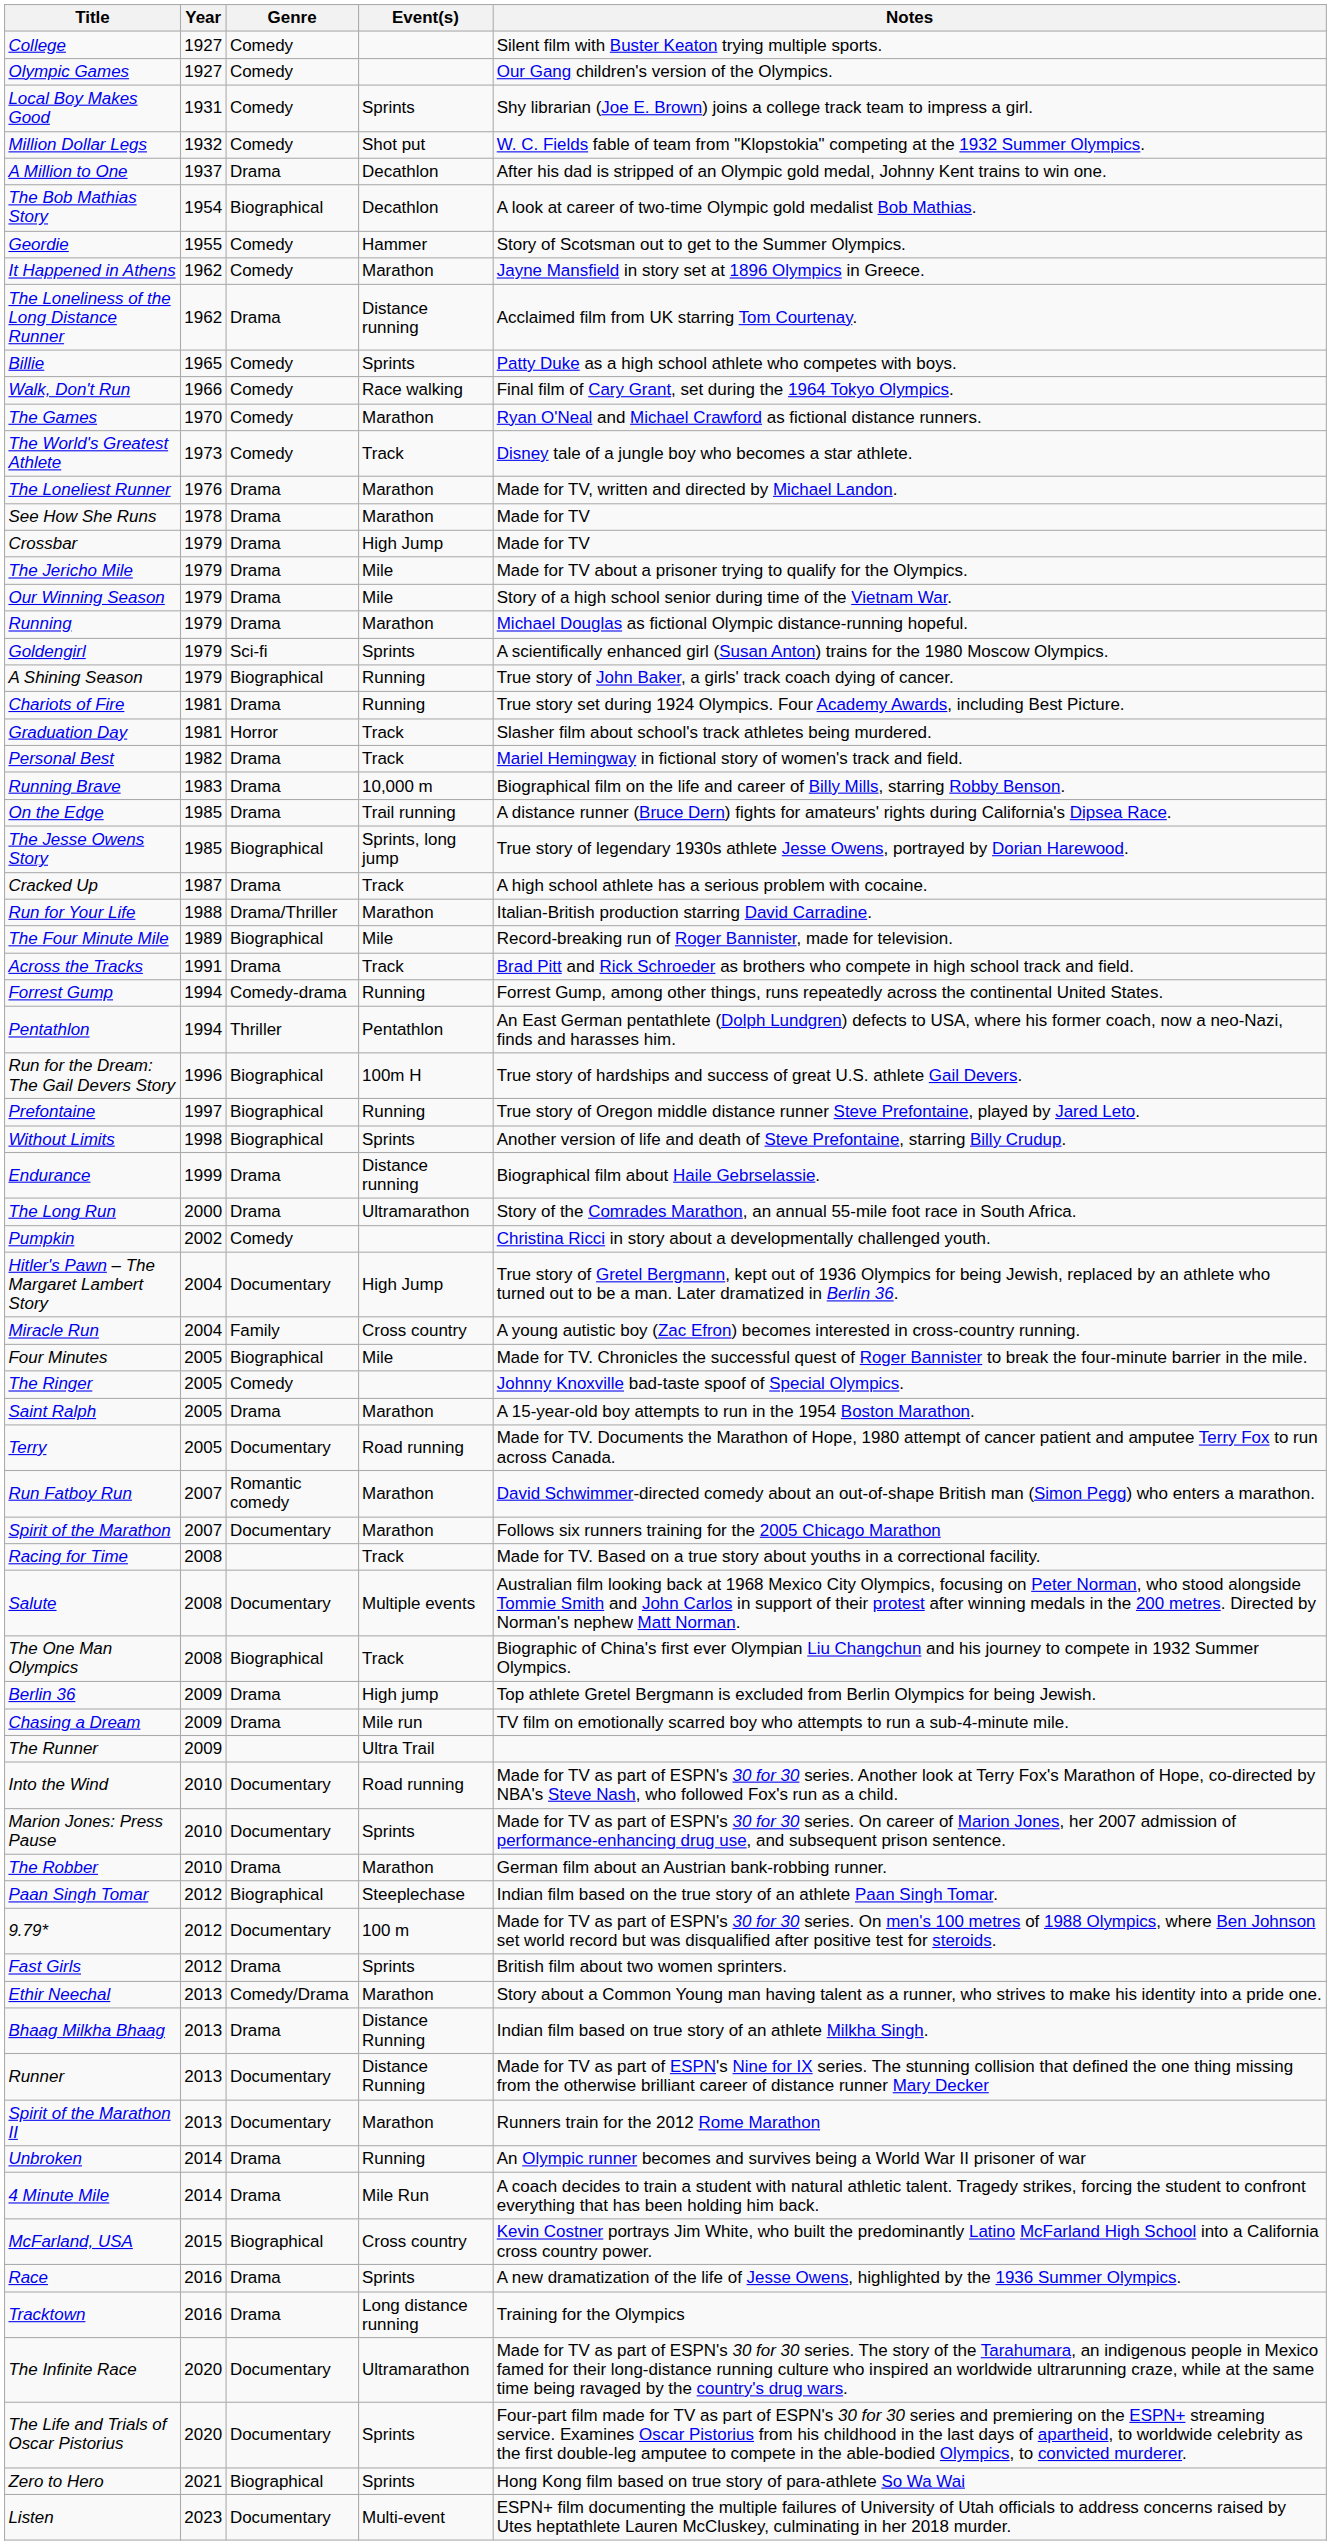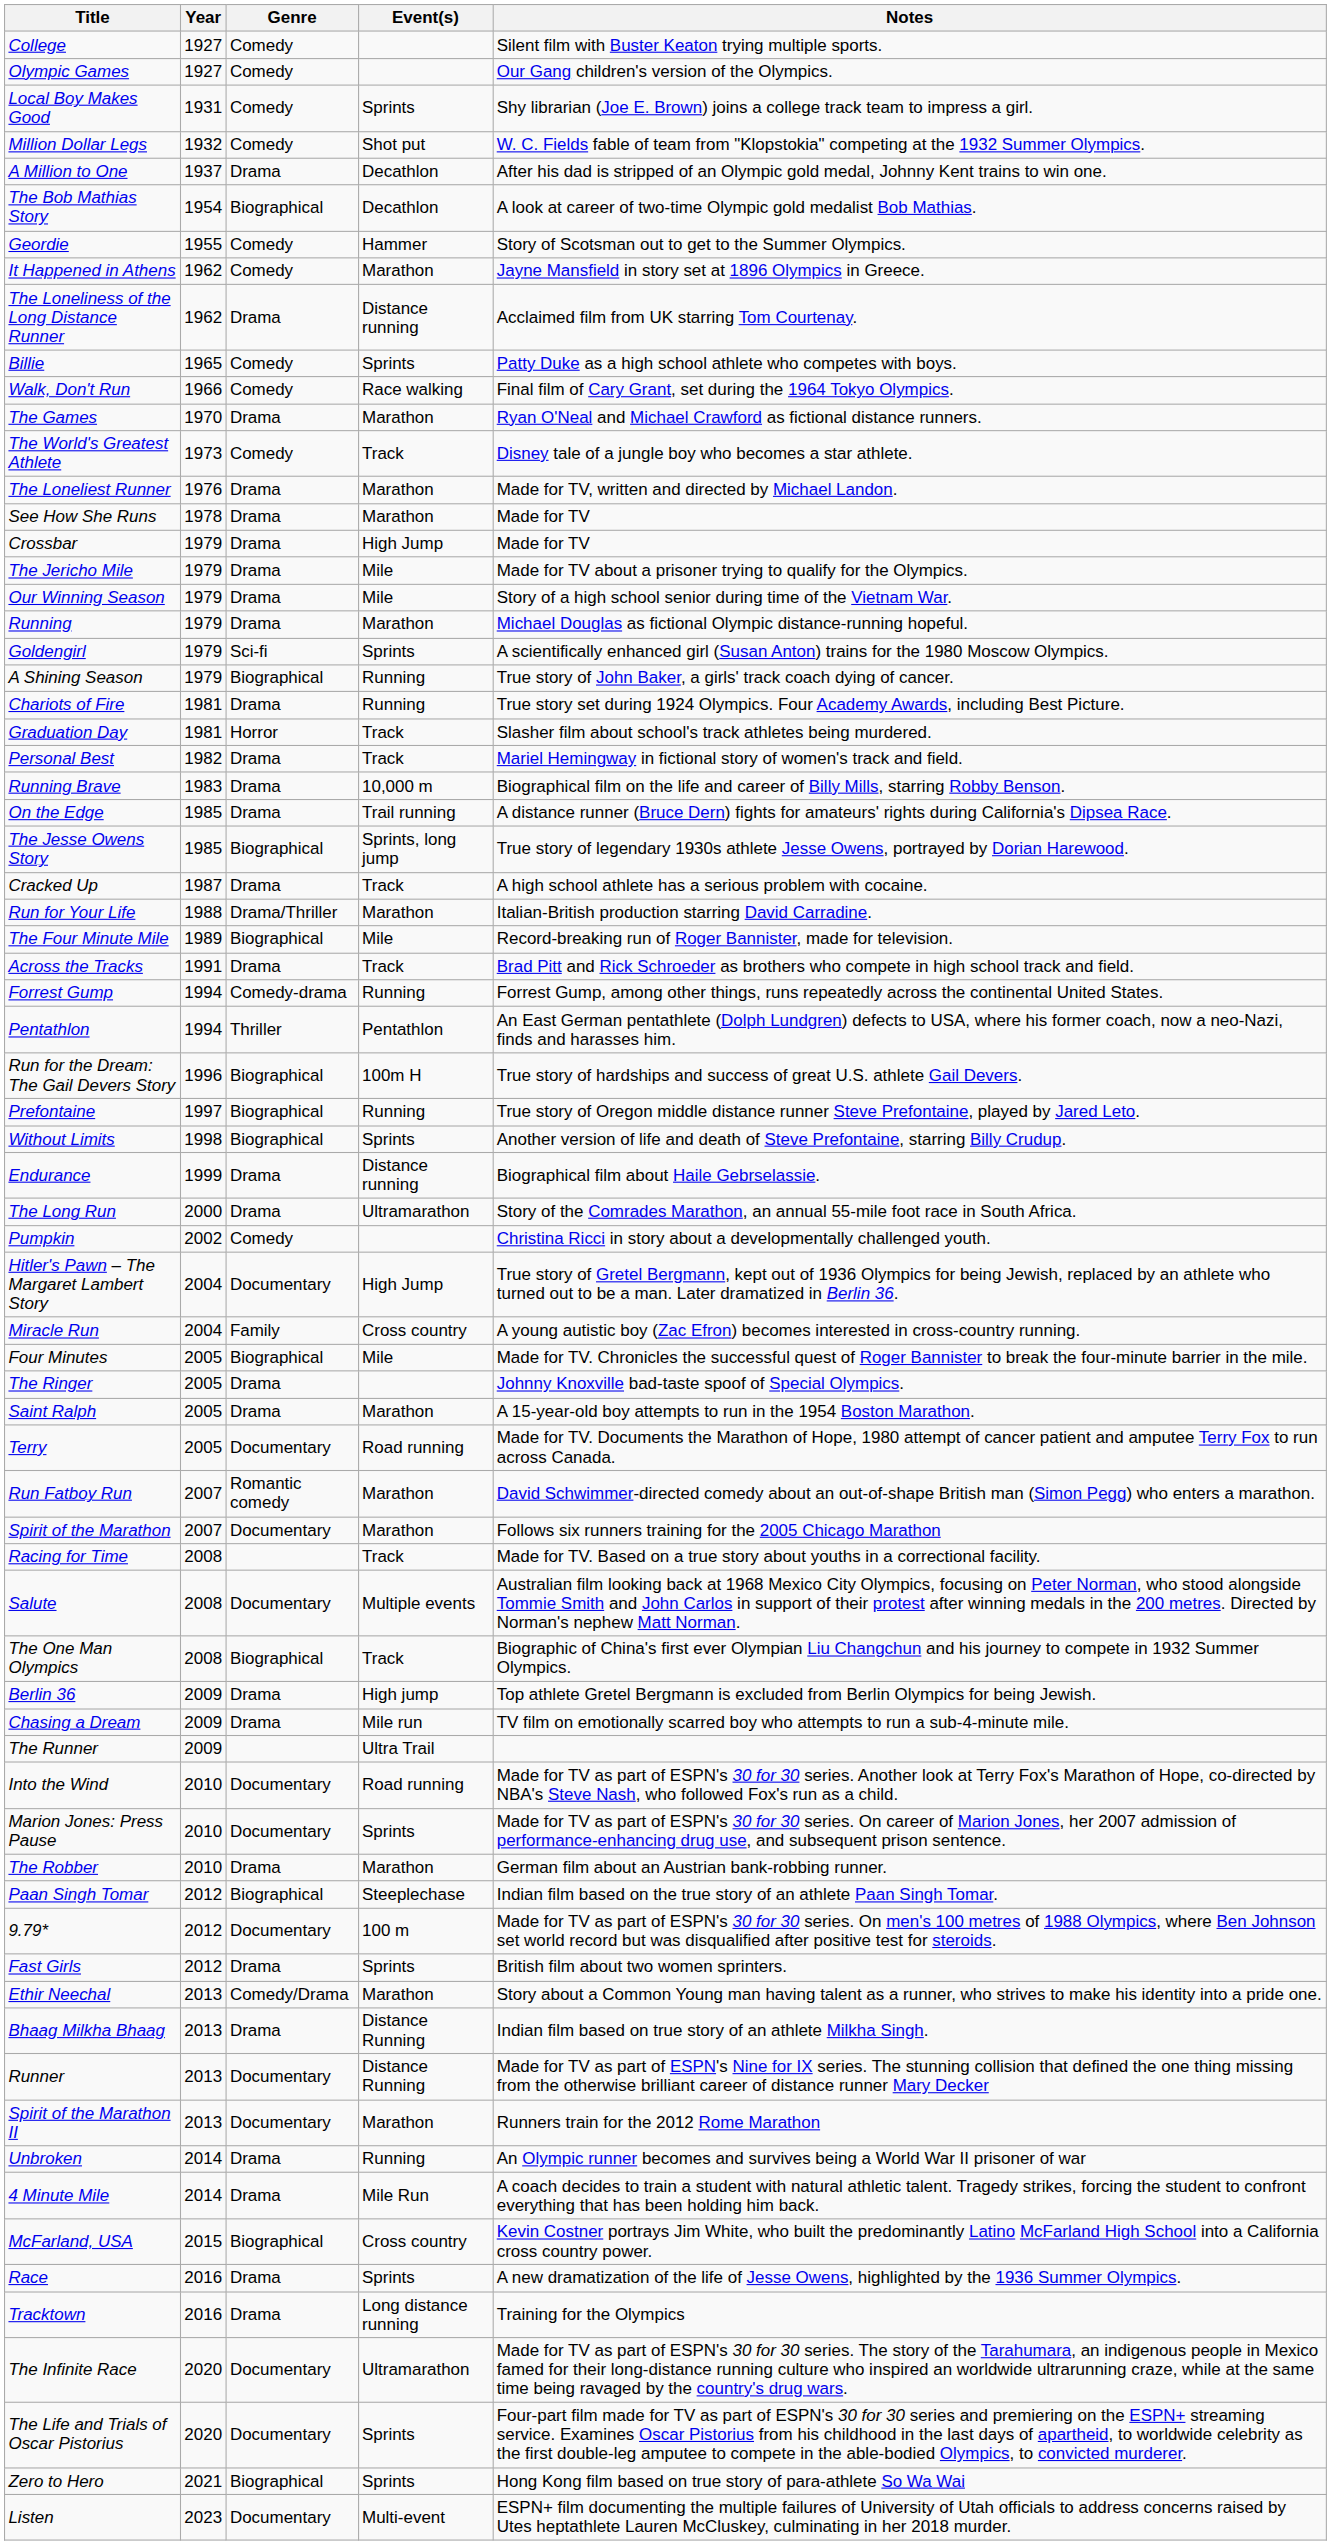(261, 417) Comedy -> (255, 417) Drama
(261, 1384) Comedy -> (255, 1384) Drama
